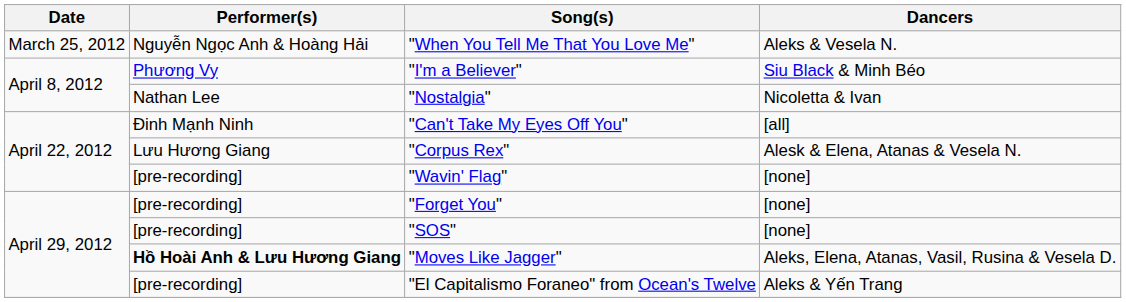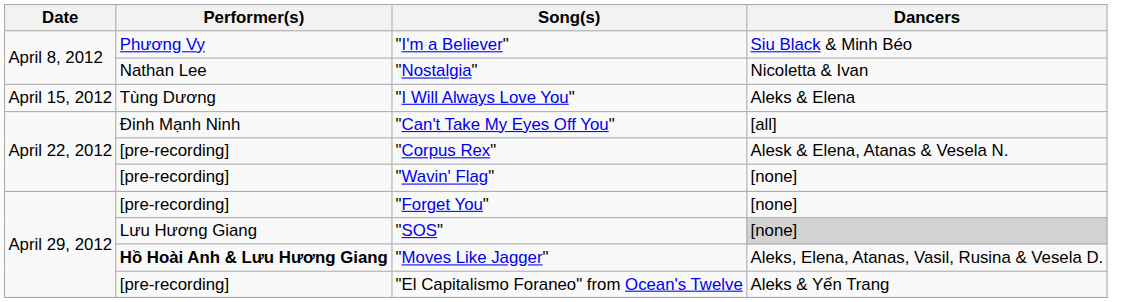- row: (552, 44)
+ row: (485, 97)
(201, 151) Lưu Hương Giang -> (174, 151) [pre-recording]
(188, 230) [pre-recording] -> (188, 230) Lưu Hương Giang
(787, 230) no background -> (774, 230) lightgrey background
